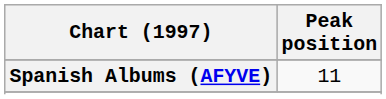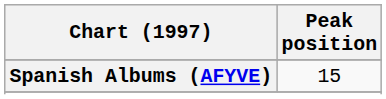(329, 76) 11 -> (329, 76) 15
